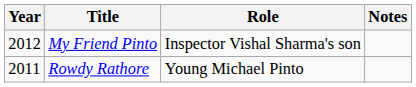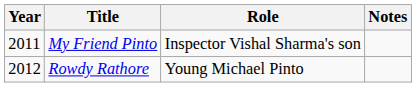(25, 43) 2012 -> (24, 43) 2011
(24, 69) 2011 -> (25, 69) 2012
